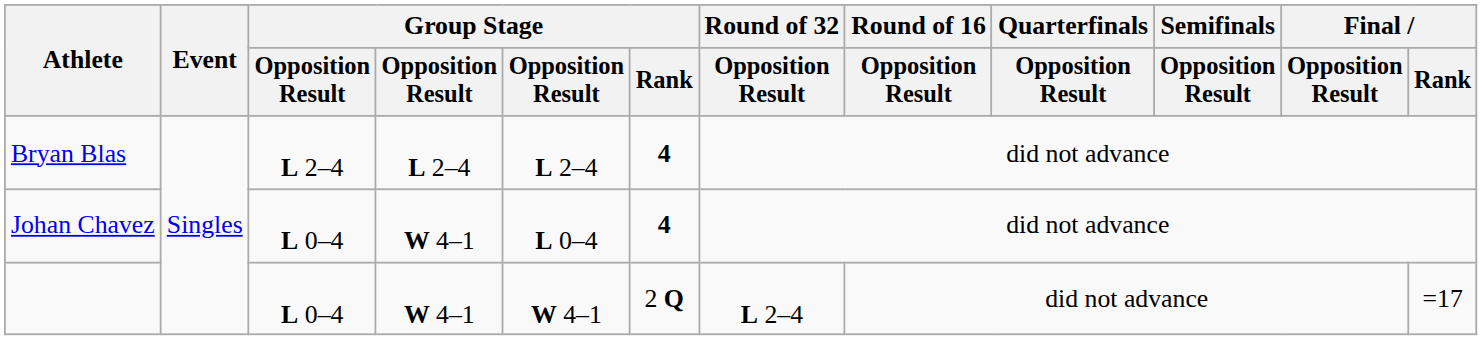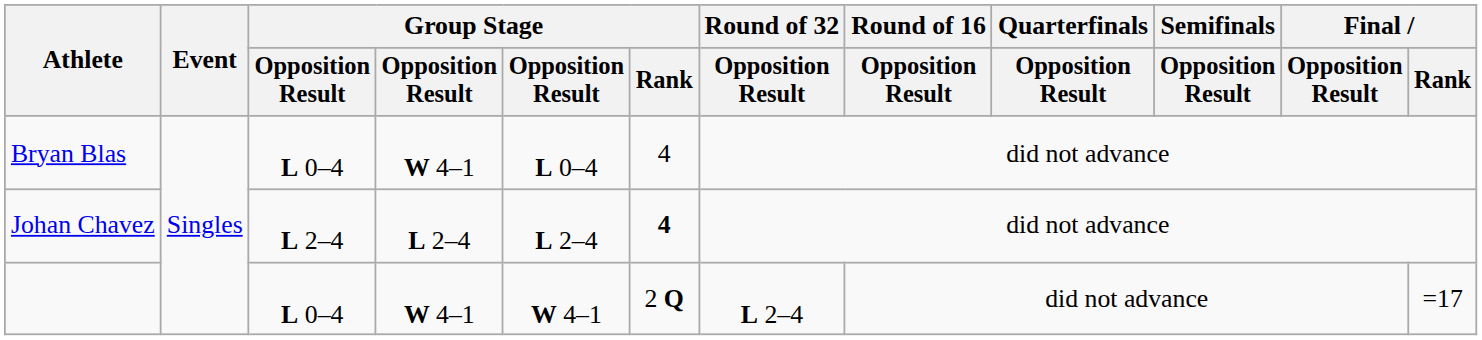(312, 167) L 2–4 -> (312, 167) L 0–4
(439, 167) L 2–4 -> (439, 167) W 4–1
(566, 167) L 2–4 -> (566, 167) L 0–4
(664, 152) bold -> (664, 152) normal
(312, 240) L 0–4 -> (312, 240) L 2–4
(439, 240) W 4–1 -> (439, 240) L 2–4
(566, 240) L 0–4 -> (566, 240) L 2–4
